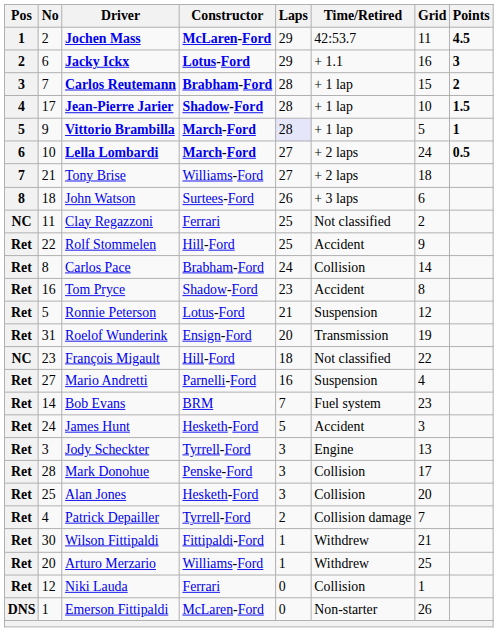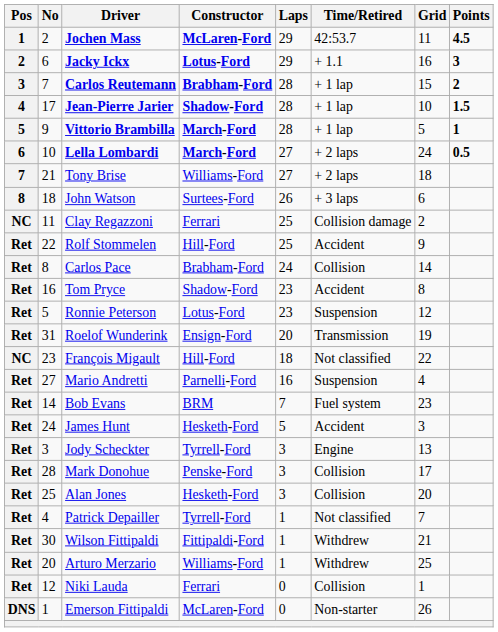(286, 130) lavender background -> (286, 130) no background
(353, 221) Not classified -> (363, 221) Collision damage
(286, 312) 21 -> (286, 312) 23
(282, 517) 2 -> (282, 517) 1
(363, 517) Collision damage -> (353, 517) Not classified
